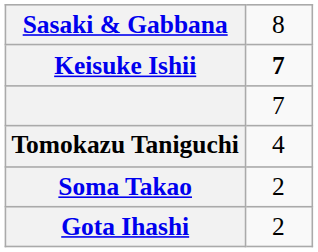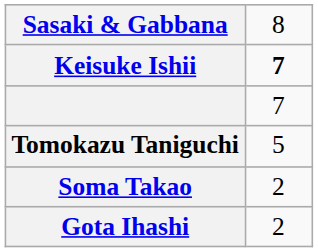(278, 145) 4 -> (278, 145) 5
